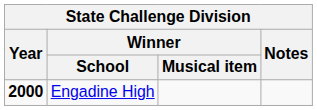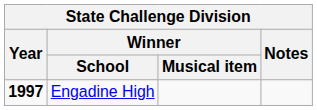(26, 92) 2000 -> (26, 92) 1997
